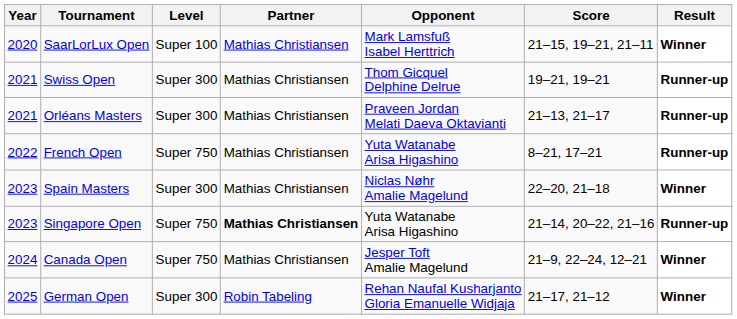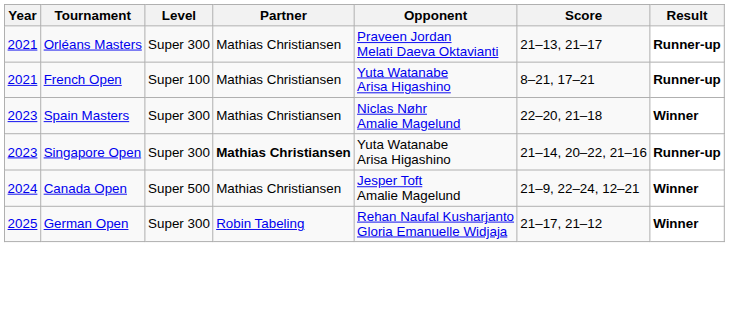- row: (96, 44)
- row: (79, 80)
(22, 152) 2022 -> (22, 80) 2021
(186, 152) Super 750 -> (179, 80) Super 100
(186, 224) Super 750 -> (179, 152) Super 300
(186, 260) Super 750 -> (179, 188) Super 500
